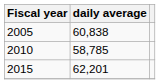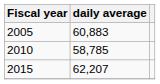(91, 32) 60,838 -> (91, 32) 60,883
(91, 69) 62,201 -> (91, 69) 62,207
